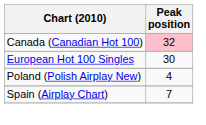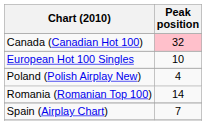(169, 59) 30 -> (178, 59) 10
+ row: (79, 94)
